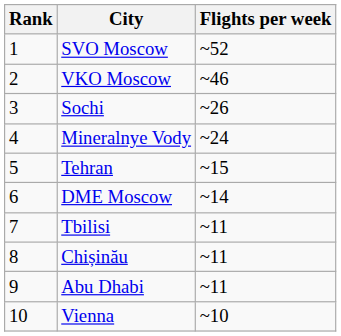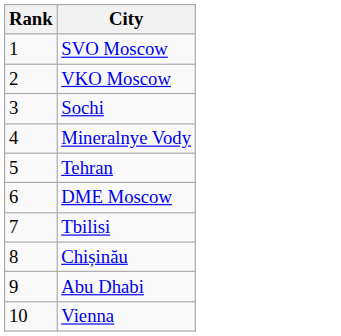- column: (266, 19)
